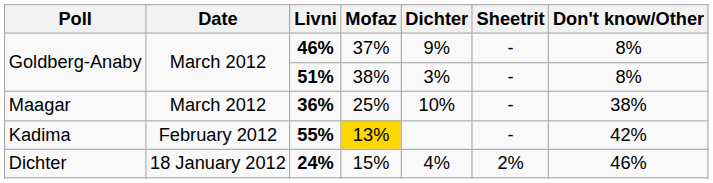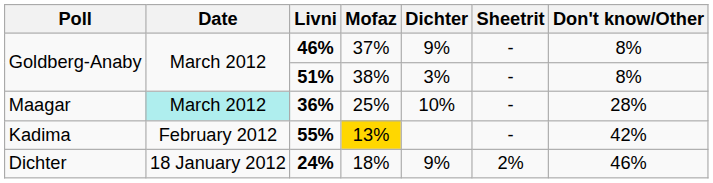(218, 105) no background -> (218, 105) paleturquoise background
(629, 105) 38% -> (629, 105) 28%
(371, 163) 15% -> (371, 163) 18%
(437, 163) 4% -> (437, 163) 9%
